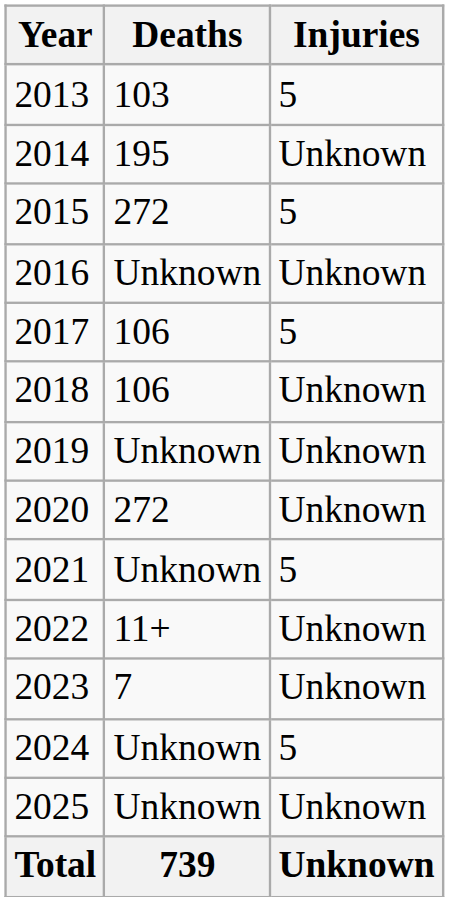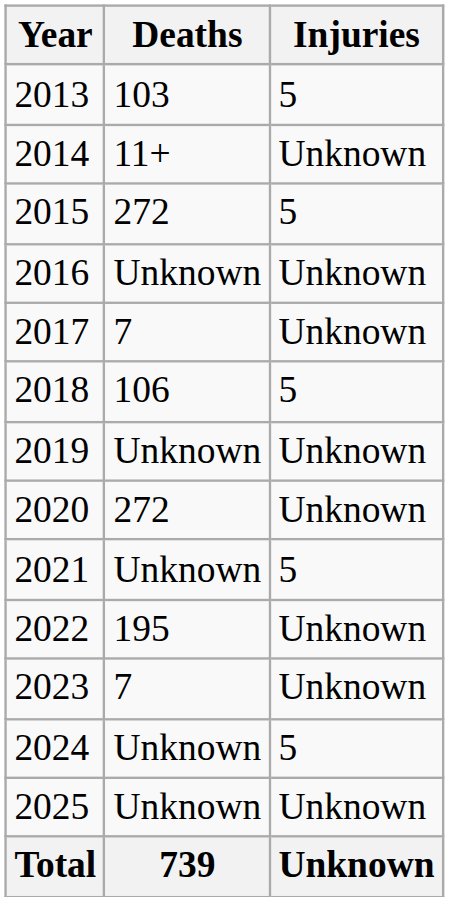(142, 153) 195 -> (142, 153) 11+
(142, 331) 106 -> (123, 331) 7
(288, 331) 5 -> (352, 331) Unknown
(352, 390) Unknown -> (288, 390) 5
(142, 628) 11+ -> (142, 628) 195
